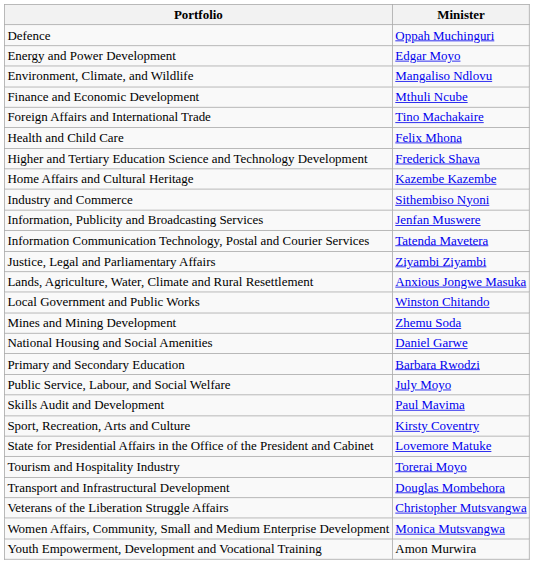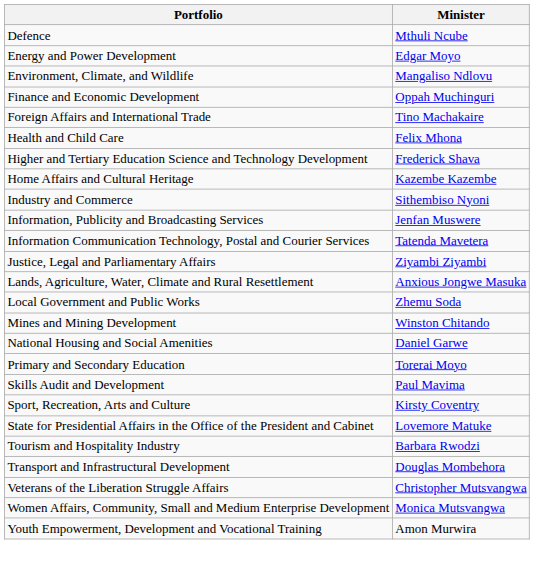(445, 35) Oppah Muchinguri -> (431, 35) Mthuli Ncube
(431, 96) Mthuli Ncube -> (445, 96) Oppah Muchinguri
(442, 302) Winston Chitando -> (428, 302) Zhemu Soda
(428, 323) Zhemu Soda -> (442, 323) Winston Chitando
(438, 364) Barbara Rwodzi -> (431, 364) Torerai Moyo
- row: (119, 384)
(431, 466) Torerai Moyo -> (438, 446) Barbara Rwodzi
